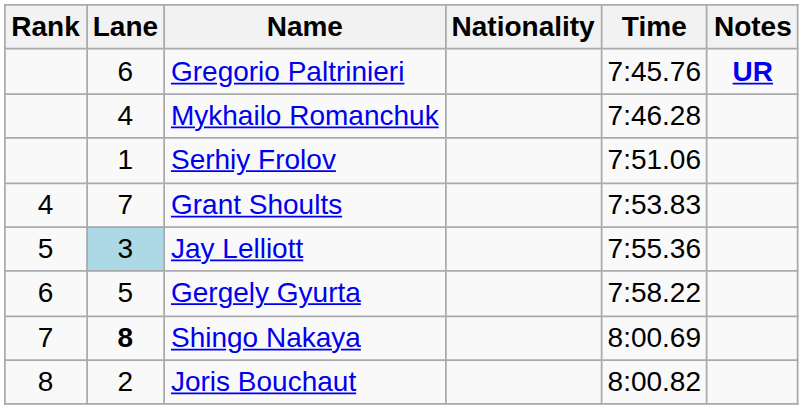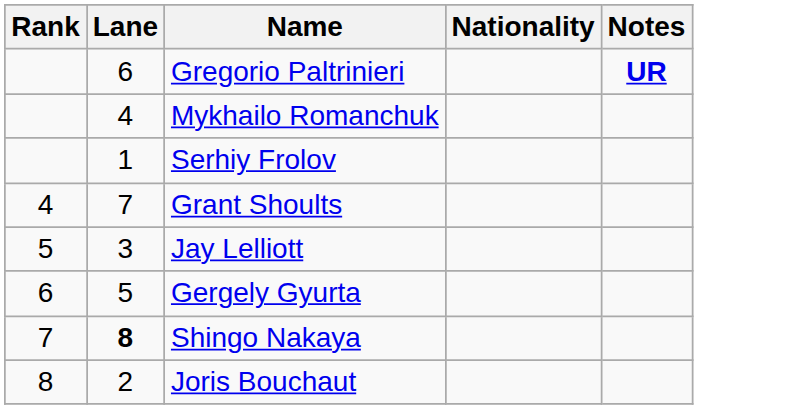- column: (654, 26)
(125, 248) lightblue background -> (125, 248) no background
